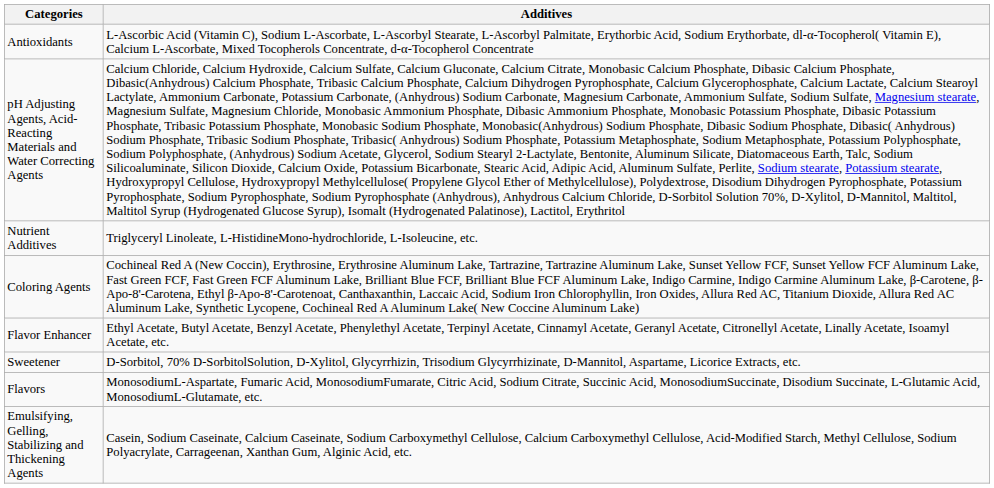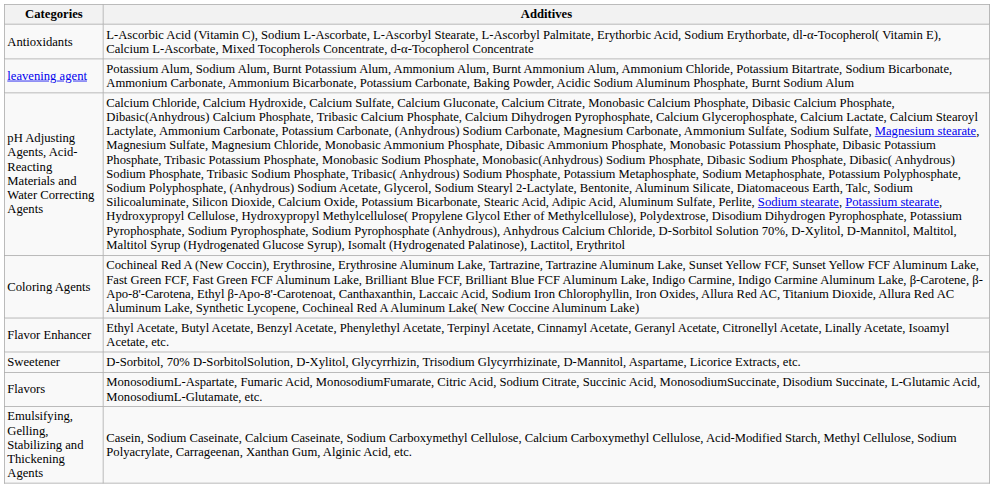+ row: (47, 75)
- row: (32, 238)
